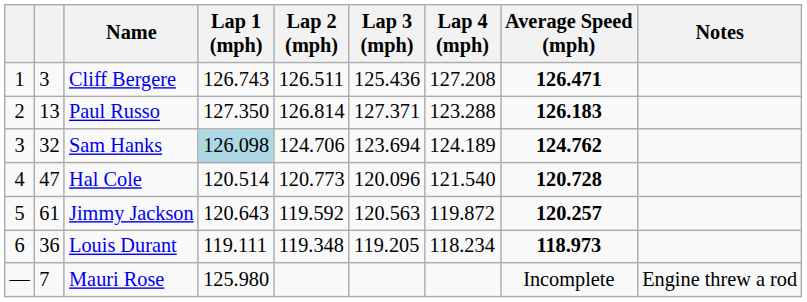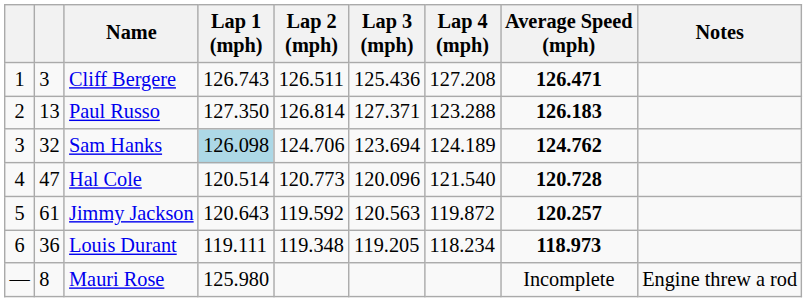(44, 280) 7 -> (44, 280) 8
